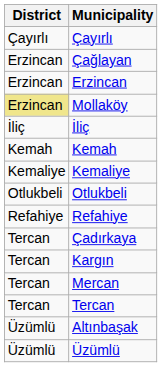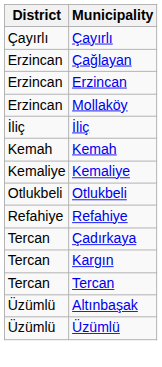(35, 104) khaki background -> (35, 104) no background
- row: (96, 283)
